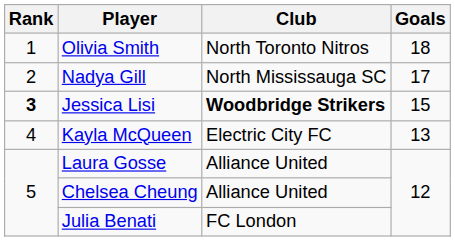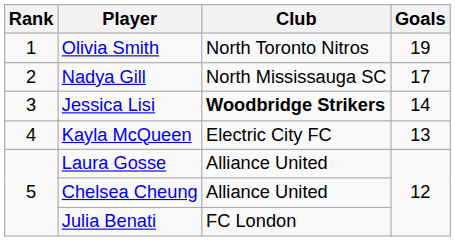(420, 47) 18 -> (420, 47) 19
(31, 105) bold -> (31, 105) normal
(420, 105) 15 -> (420, 105) 14
